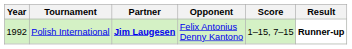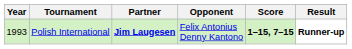(17, 32) 1992 -> (17, 32) 1993
(271, 32) normal -> (271, 32) bold
